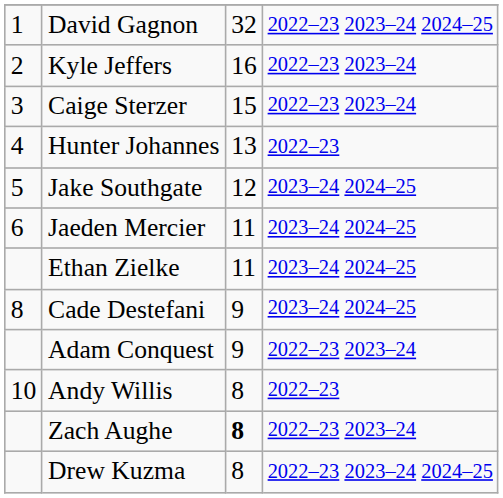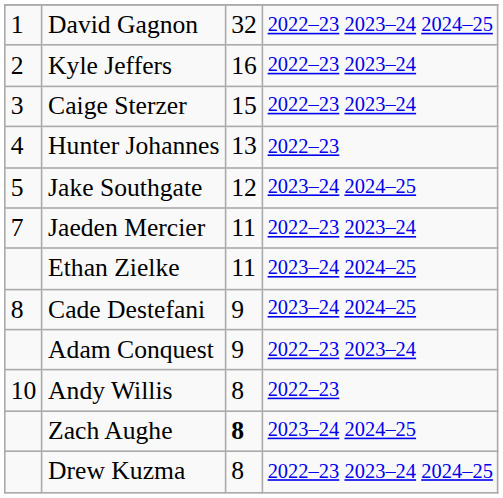(17, 227) 6 -> (17, 227) 7
(342, 227) 2023–24 2024–25 -> (342, 227) 2022–23 2023–24
(342, 430) 2022–23 2023–24 -> (342, 430) 2023–24 2024–25
